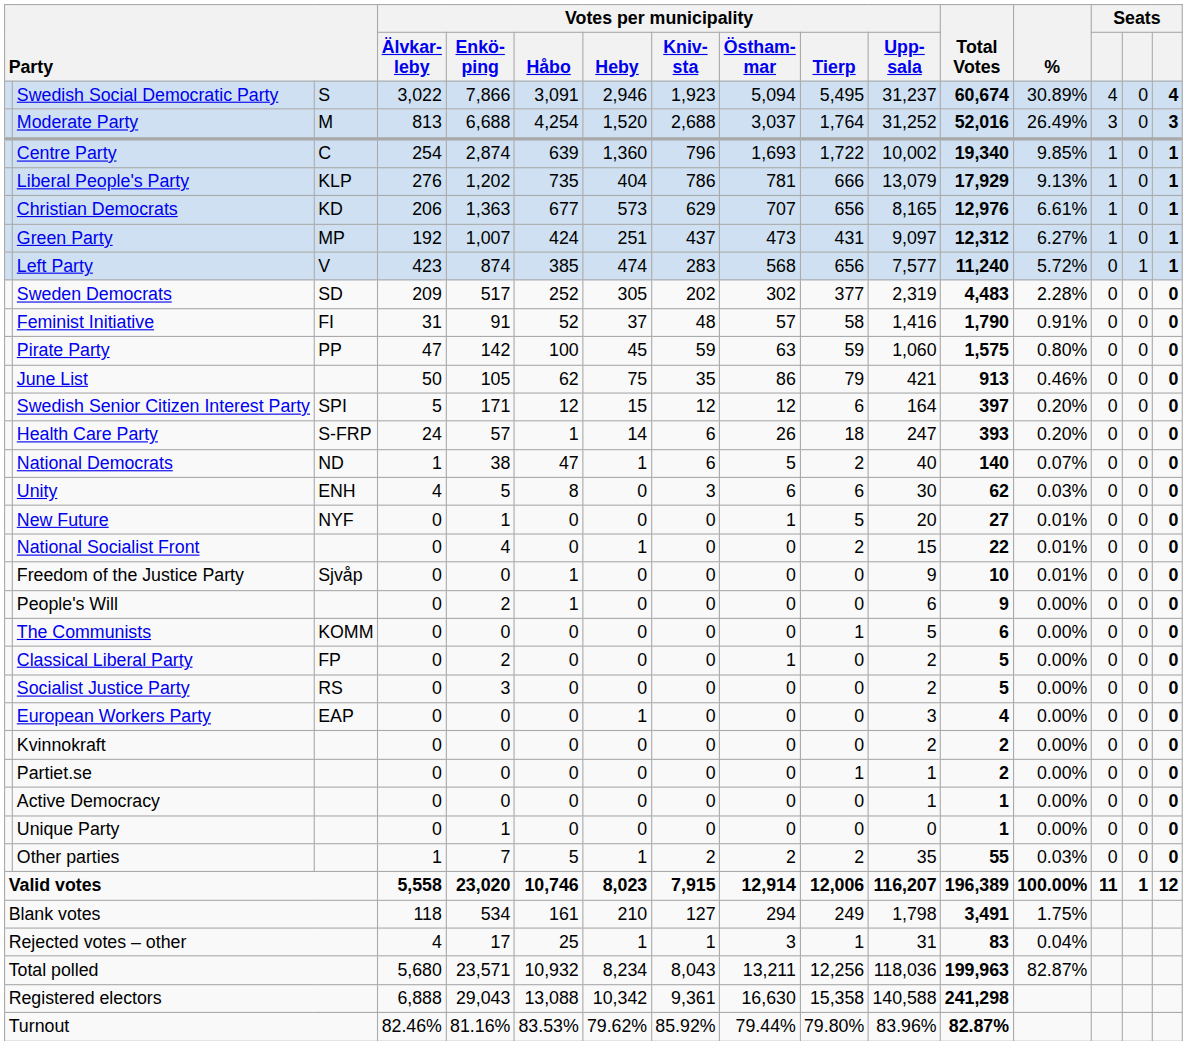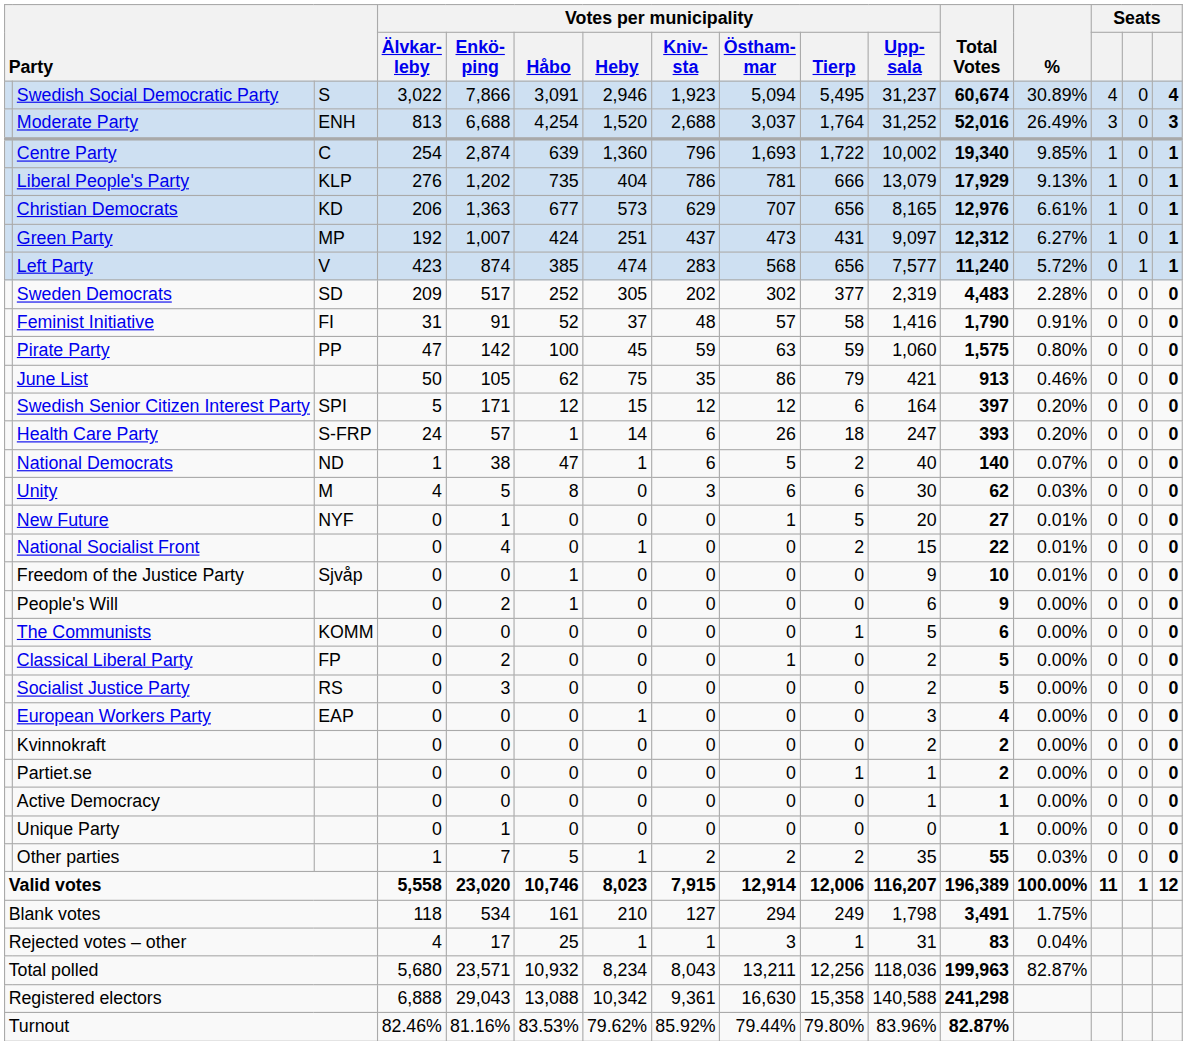(326, 123) M -> (337, 123) ENH
(337, 491) ENH -> (326, 491) M
